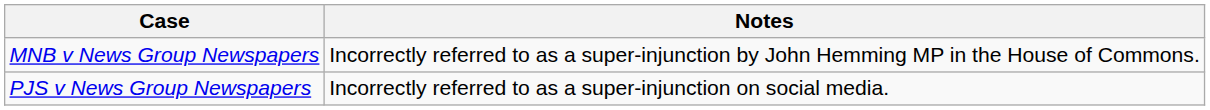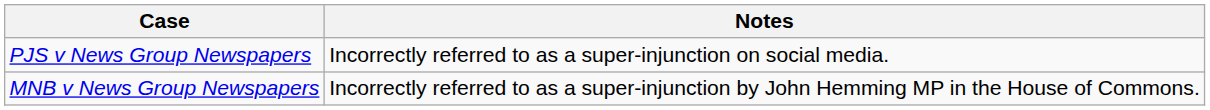rows swapped: (164, 54) <-> (160, 88)
